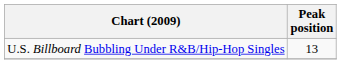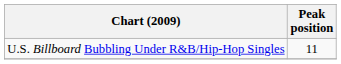(312, 48) 13 -> (312, 48) 11
